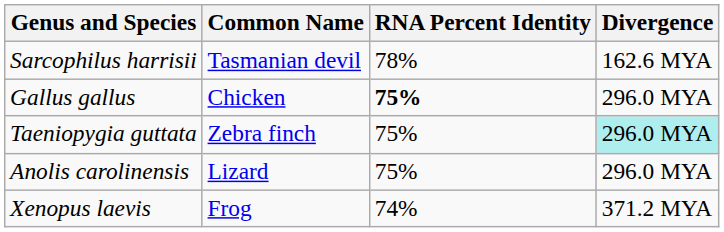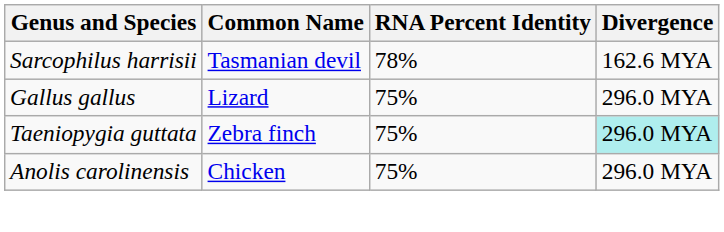(247, 97) Chicken -> (238, 97) Lizard
(398, 97) bold -> (396, 97) normal
(238, 171) Lizard -> (247, 171) Chicken
- row: (81, 208)
